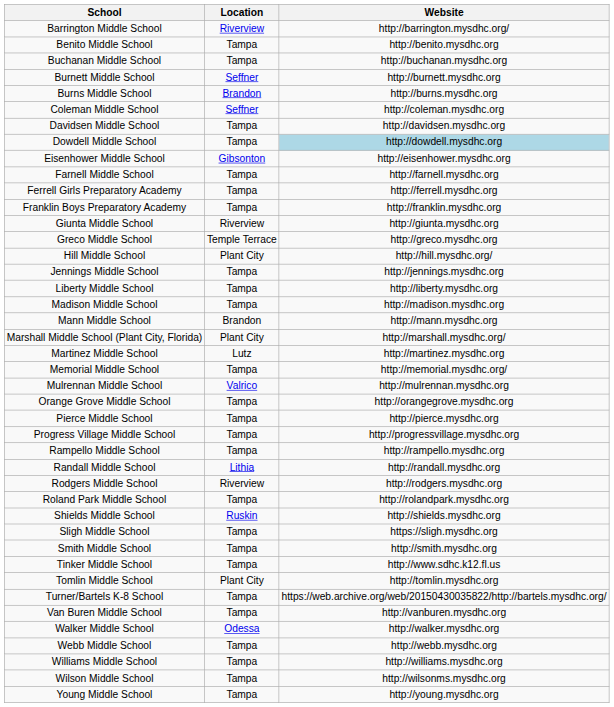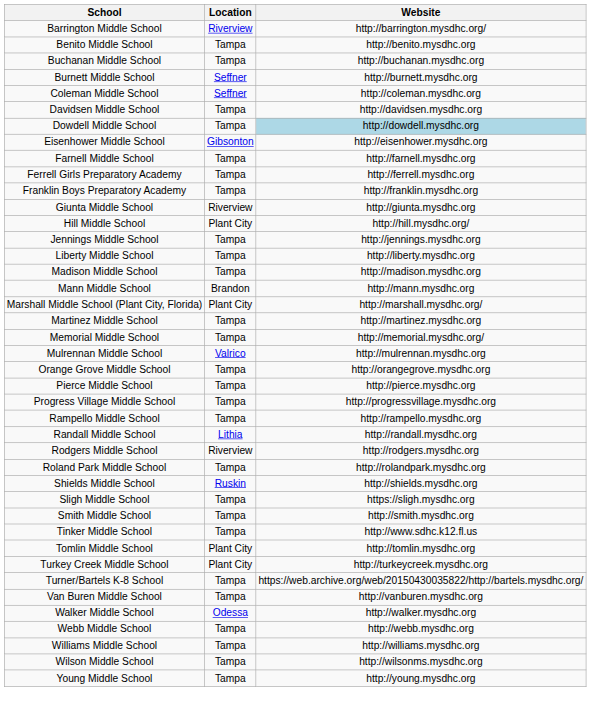- row: (104, 93)
- row: (104, 239)
(242, 353) Lutz -> (230, 321) Tampa
+ row: (104, 564)
